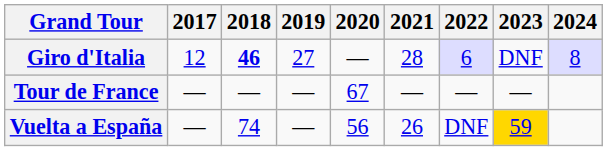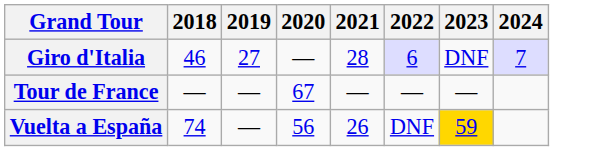- column: (195, 22)
(249, 57) bold -> (195, 57) normal
(575, 57) 8 -> (521, 57) 7
